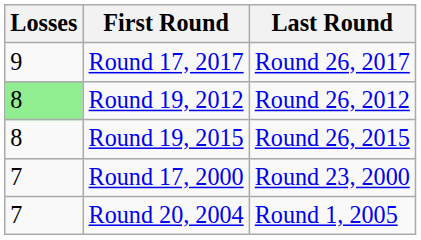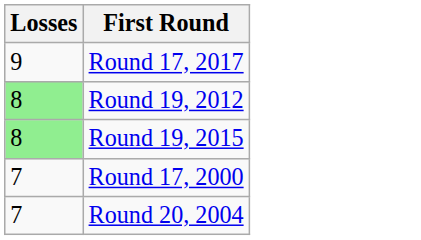- column: (332, 23)
(16, 138) no background -> (16, 138) lightgreen background
